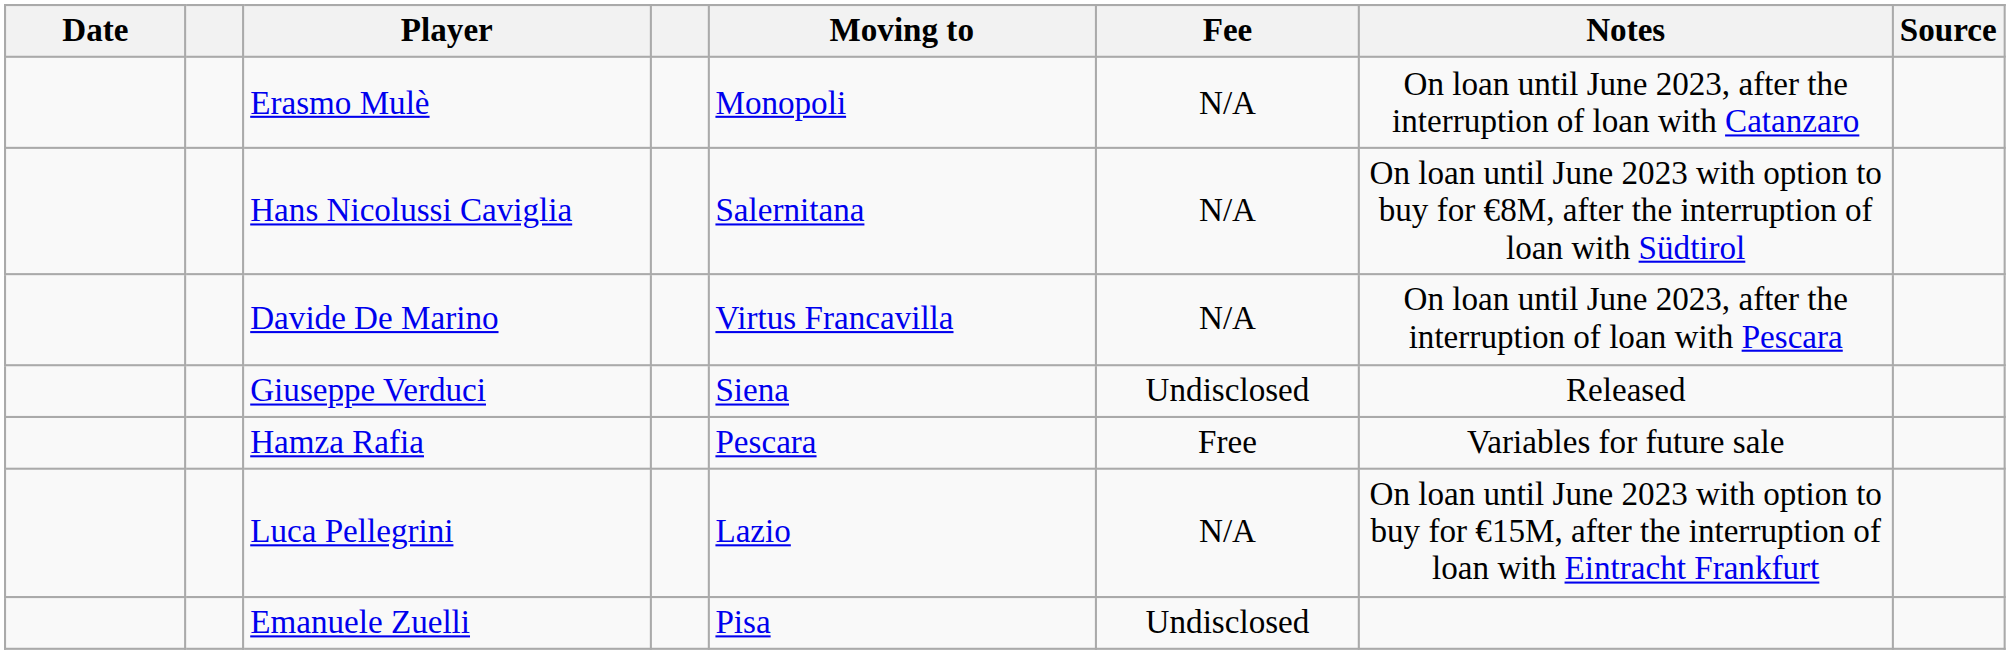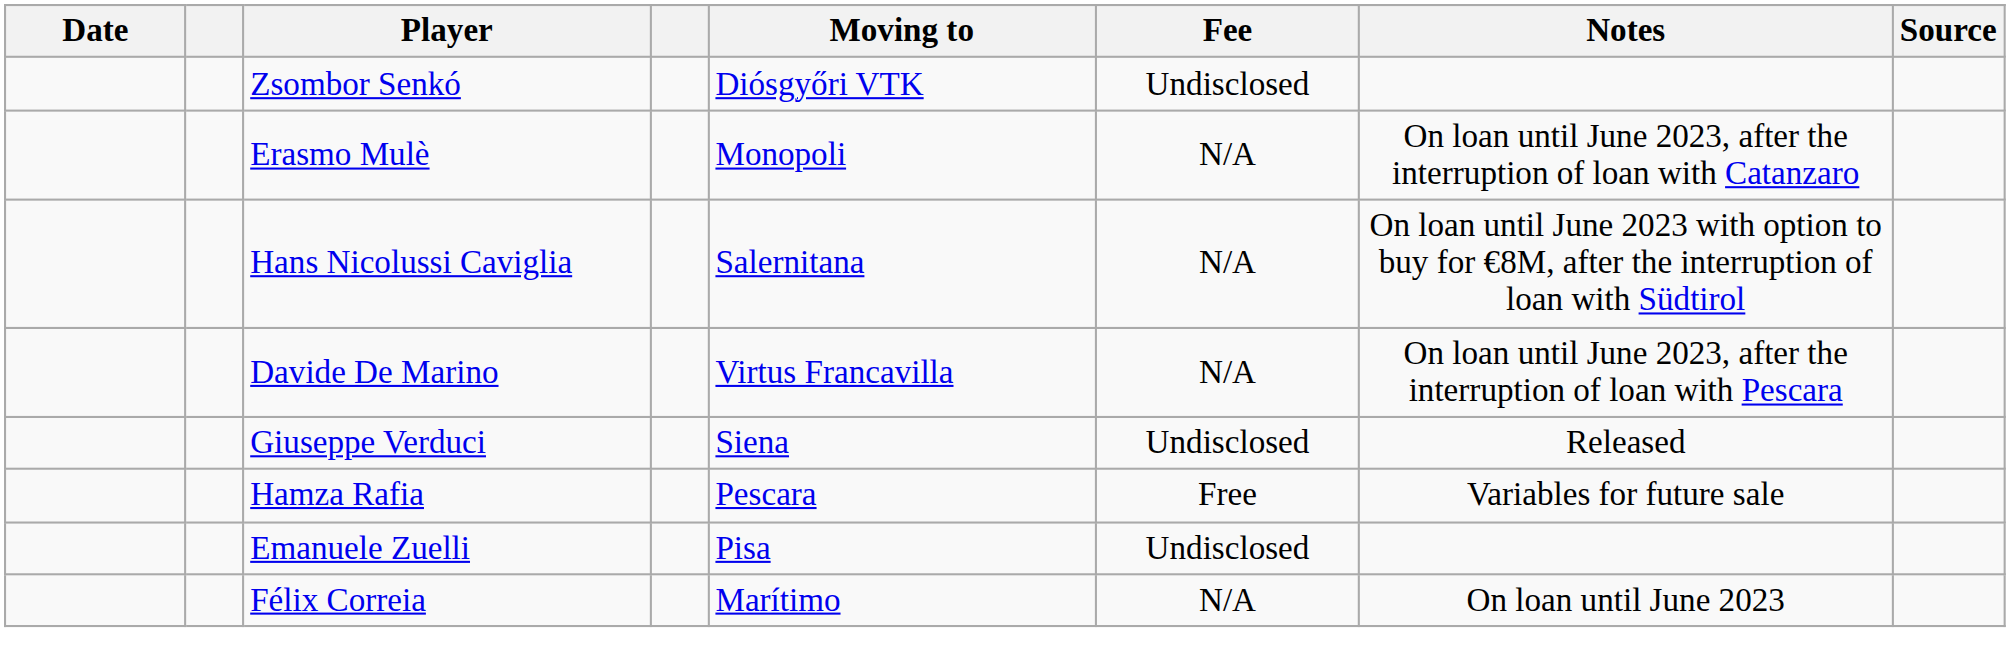+ row: (356, 83)
- row: (352, 532)
+ row: (338, 600)
